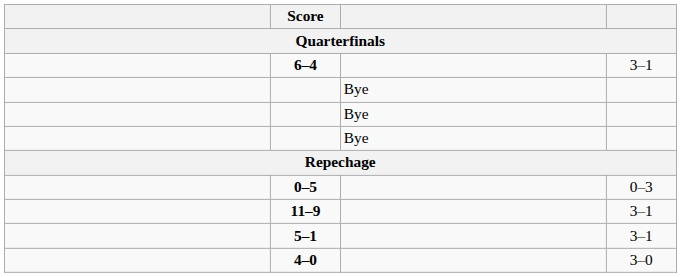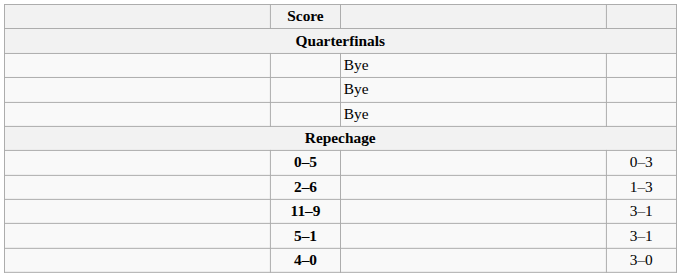- row: (305, 65)
+ row: (305, 187)
